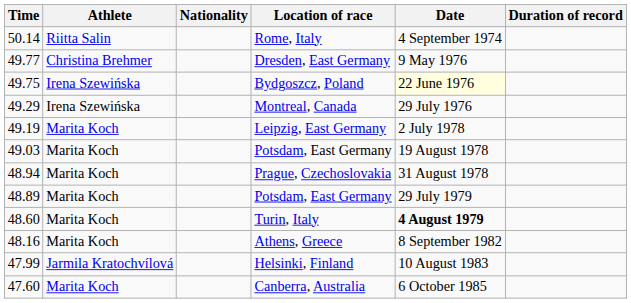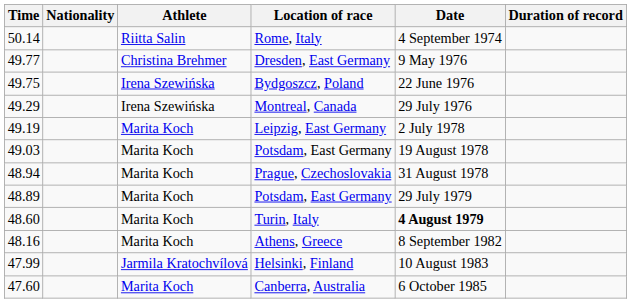columns swapped: (110, 15) <-> (214, 15)
(436, 83) lightyellow background -> (436, 83) no background
